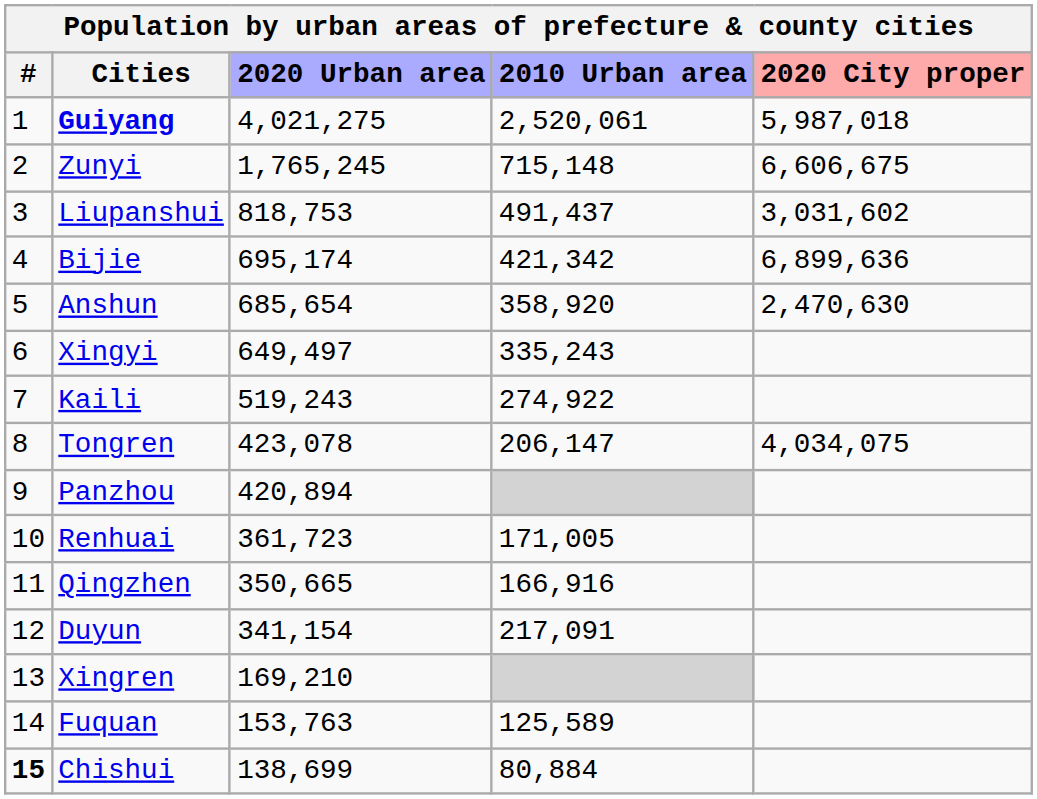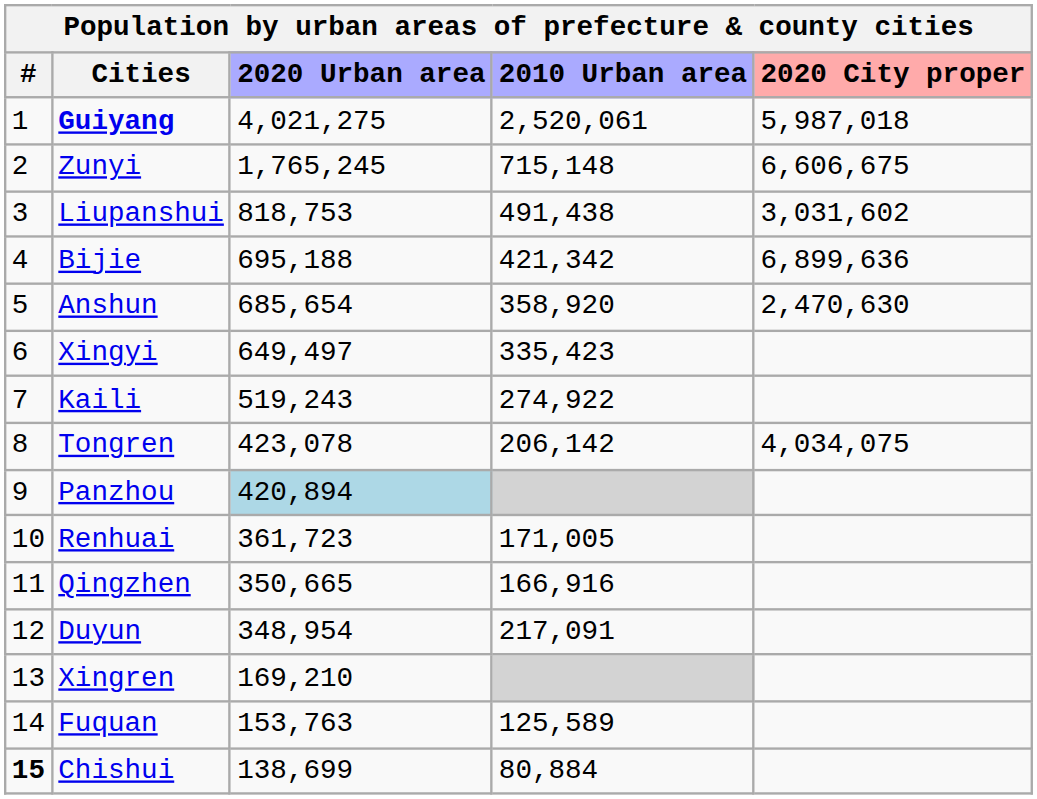(557, 214) 491,437 -> (557, 214) 491,438
(295, 260) 695,174 -> (295, 260) 695,188
(557, 353) 335,243 -> (557, 353) 335,423
(557, 446) 206,147 -> (557, 446) 206,142
(295, 492) no background -> (295, 492) lightblue background
(295, 631) 341,154 -> (295, 631) 348,954
